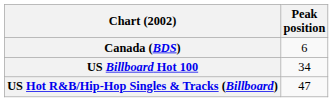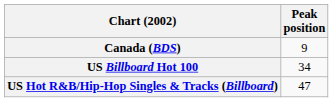(304, 47) 6 -> (304, 47) 9
